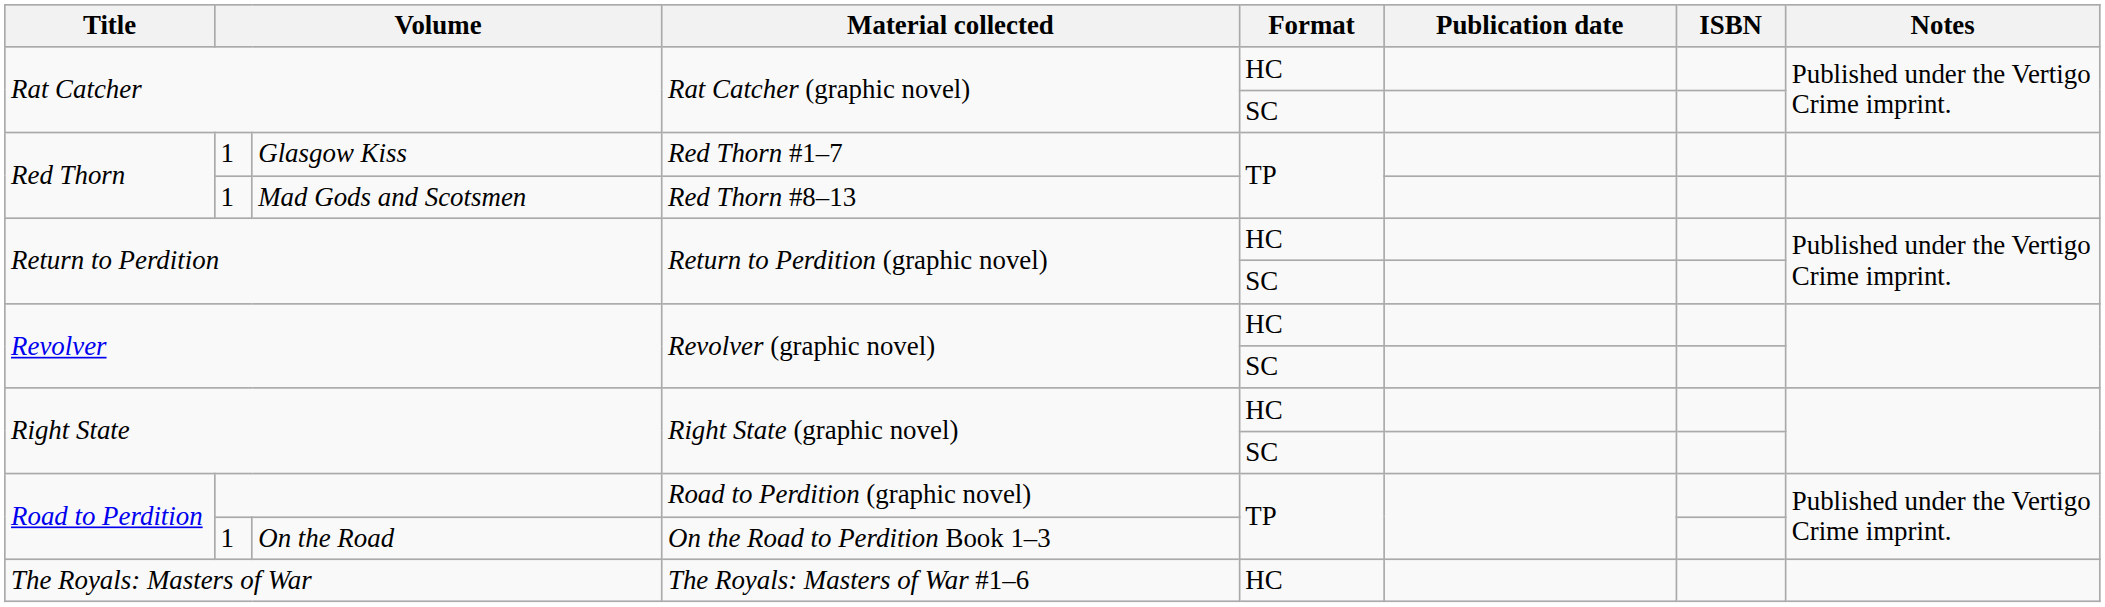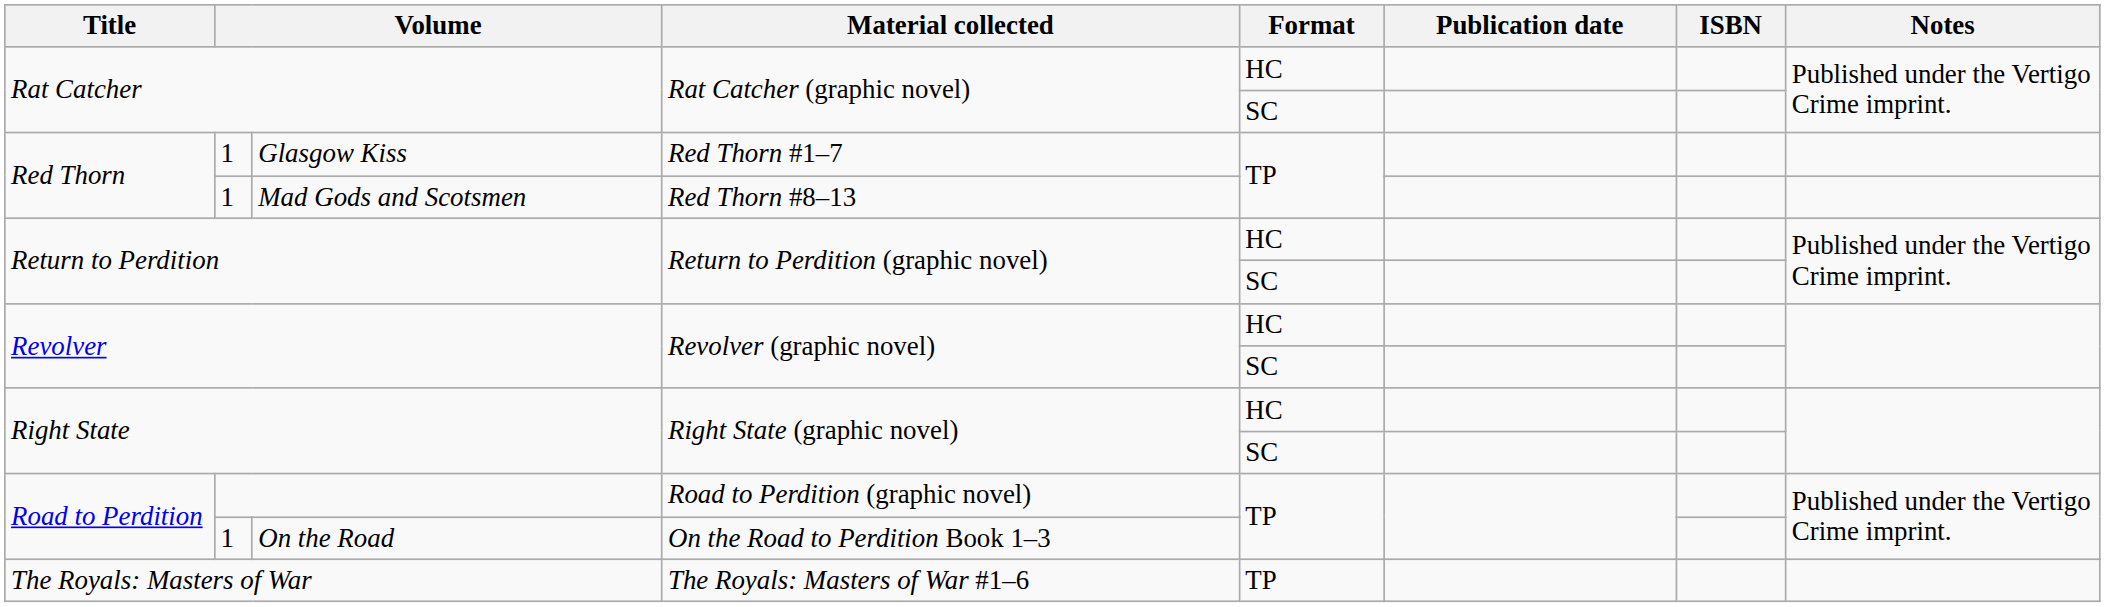(1264, 580) HC -> (1261, 580) TP
